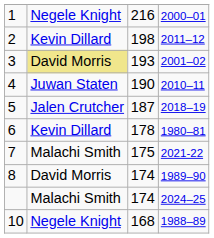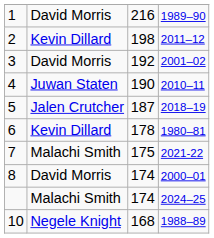(76, 15) Negele Knight -> (71, 15) David Morris
(183, 16) 2000–01 -> (183, 16) 1989–90
(71, 61) khaki background -> (71, 61) no background
(143, 61) 193 -> (143, 61) 192
(183, 176) 1989–90 -> (183, 176) 2000–01
